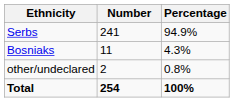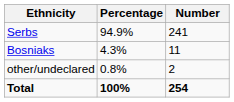columns swapped: (129, 13) <-> (195, 13)
